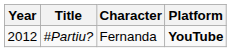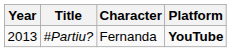(22, 36) 2012 -> (22, 36) 2013
